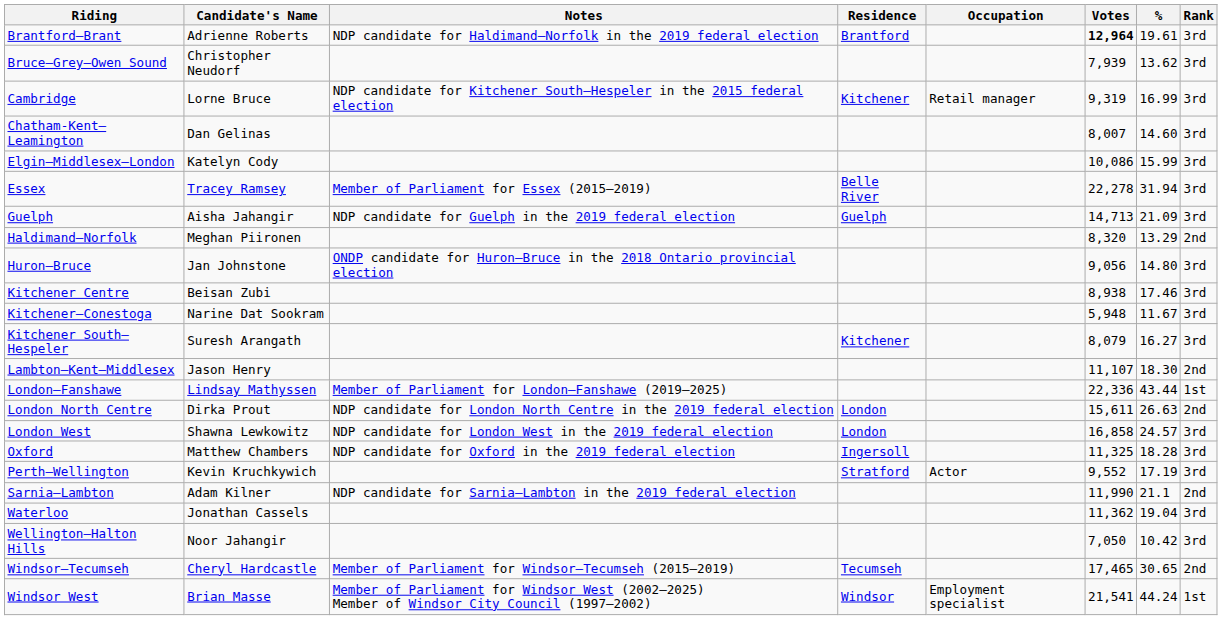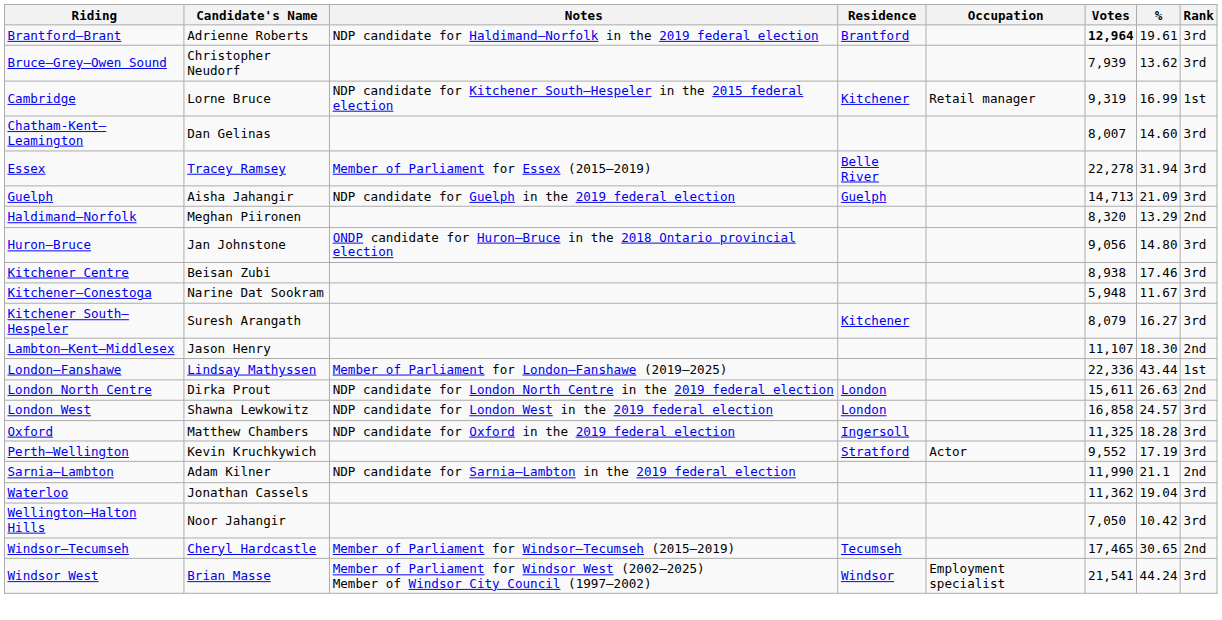(1195, 98) 3rd -> (1195, 98) 1st
- row: (91, 161)
(1195, 597) 1st -> (1195, 576) 3rd
